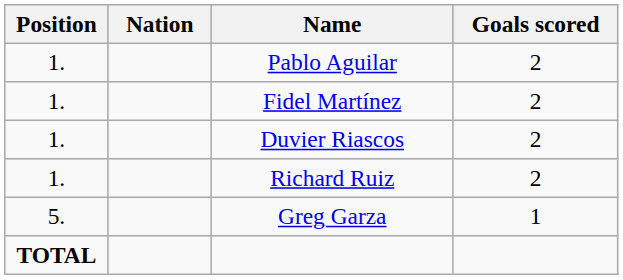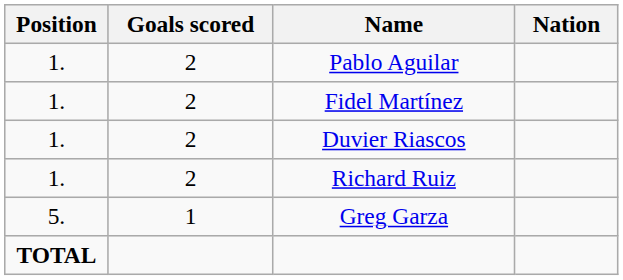columns swapped: (160, 23) <-> (536, 23)
